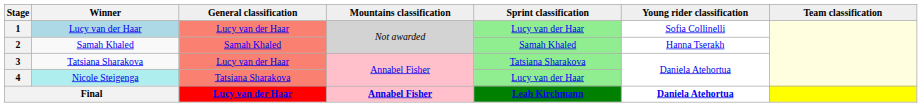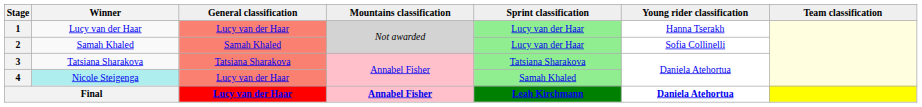(105, 29) lightblue background -> (105, 29) no background
(695, 29) Sofia Collinelli -> (695, 29) Hanna Tserakh
(548, 45) Samah Khaled -> (548, 45) Lucy van der Haar
(695, 45) Hanna Tserakh -> (695, 45) Sofia Collinelli
(253, 61) Lucy van der Haar -> (253, 61) Tatsiana Sharakova
(253, 78) Tatsiana Sharakova -> (253, 78) Lucy van der Haar
(548, 78) Lucy van der Haar -> (548, 78) Samah Khaled
